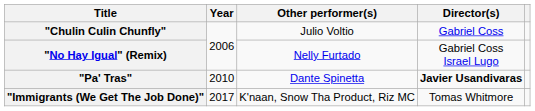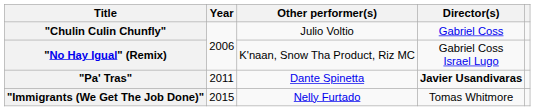(327, 55) Nelly Furtado -> (327, 55) K'naan, Snow Tha Product, Riz MC
(222, 79) 2010 -> (222, 79) 2011
(222, 97) 2017 -> (222, 97) 2015
(327, 97) K'naan, Snow Tha Product, Riz MC -> (327, 97) Nelly Furtado
